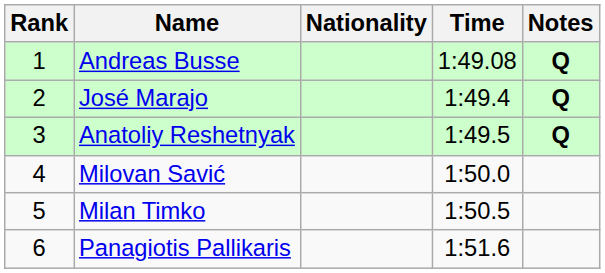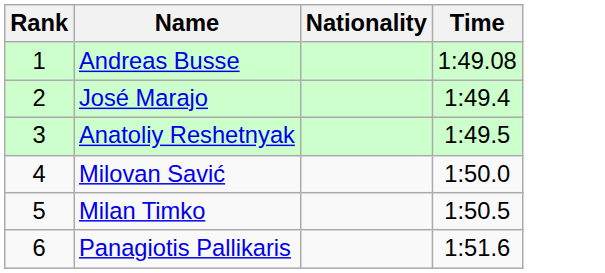- column: (561, 23)
